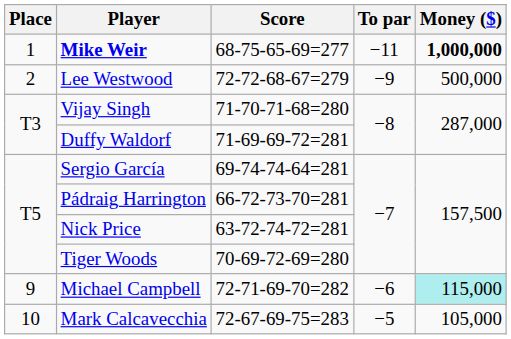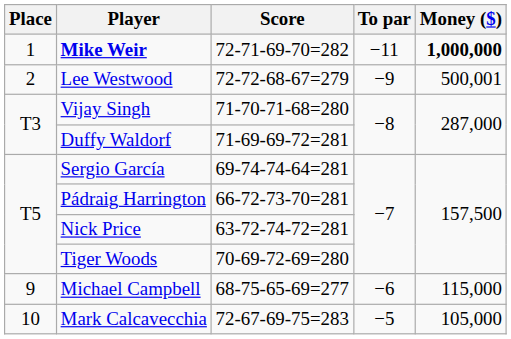(282, 49) 68-75-65-69=277 -> (282, 49) 72-71-69-70=282
(471, 79) 500,000 -> (471, 79) 500,001
(282, 288) 72-71-69-70=282 -> (282, 288) 68-75-65-69=277
(472, 288) paleturquoise background -> (472, 288) no background
